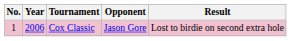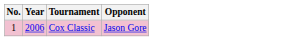- column: (217, 12)
